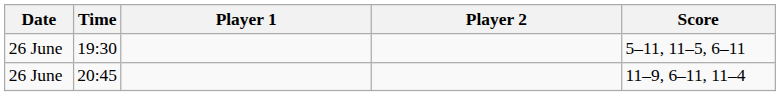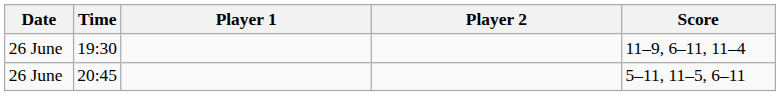(686, 47) 5–11, 11–5, 6–11 -> (686, 47) 11–9, 6–11, 11–4
(686, 76) 11–9, 6–11, 11–4 -> (686, 76) 5–11, 11–5, 6–11
